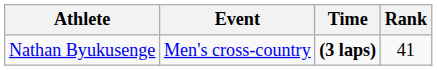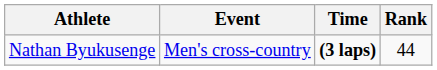(406, 49) 41 -> (406, 49) 44
